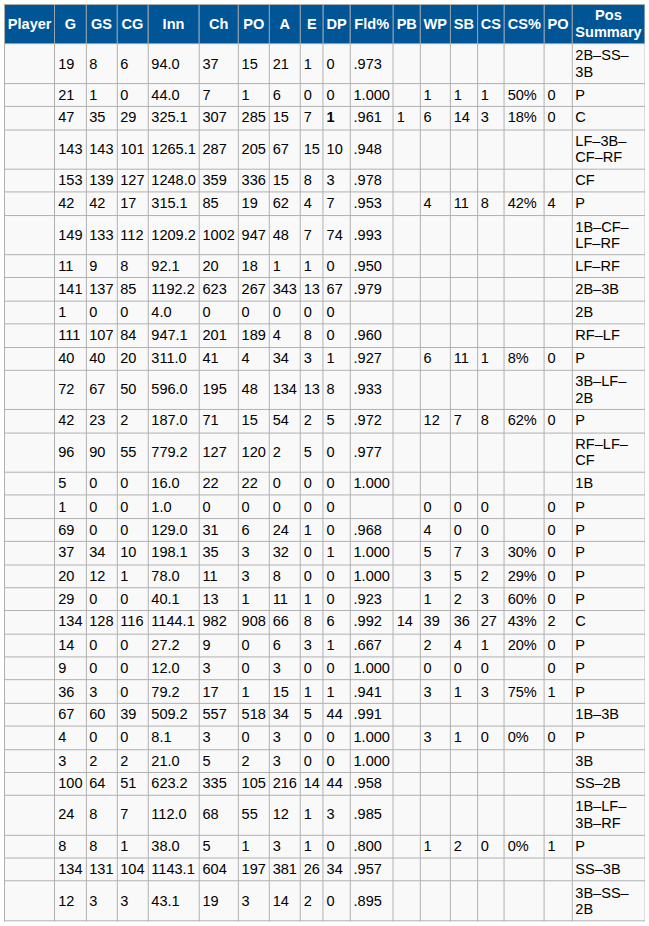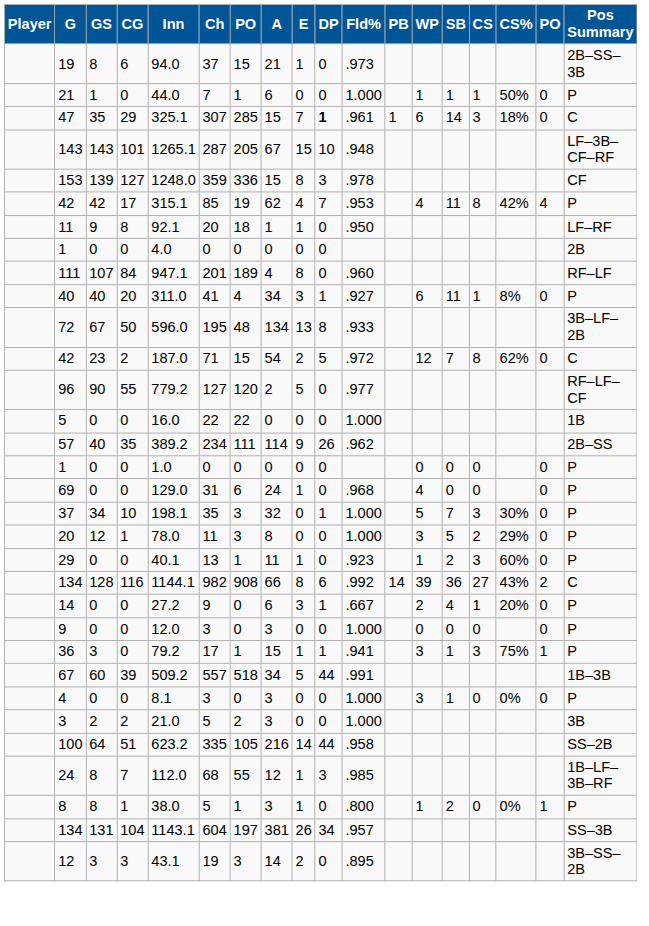- row: (70, 235)
- row: (70, 289)
(580, 421) P -> (572, 358) C
+ row: (66, 444)
